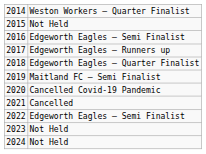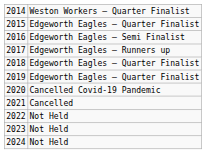(49, 24) Not Held -> (114, 24) Edgeworth Eagles – Quarter Finalist
(95, 77) Maitland FC – Semi Finalist -> (114, 77) Edgeworth Eagles – Quarter Finalist
(107, 116) Edgeworth Eagles – Semi Finalist -> (49, 116) Not Held
